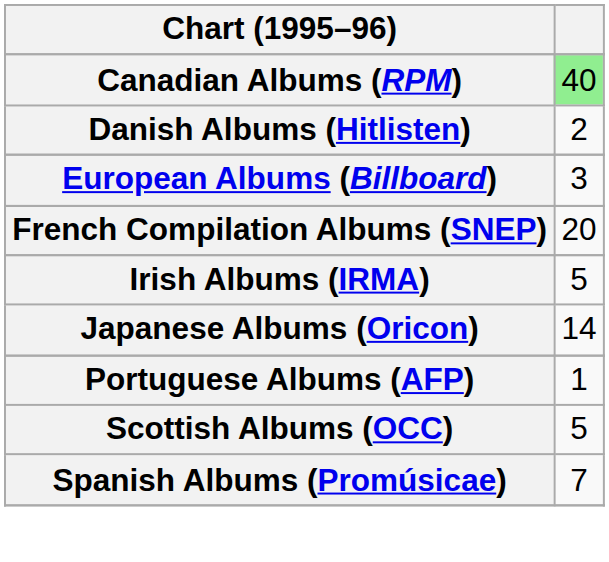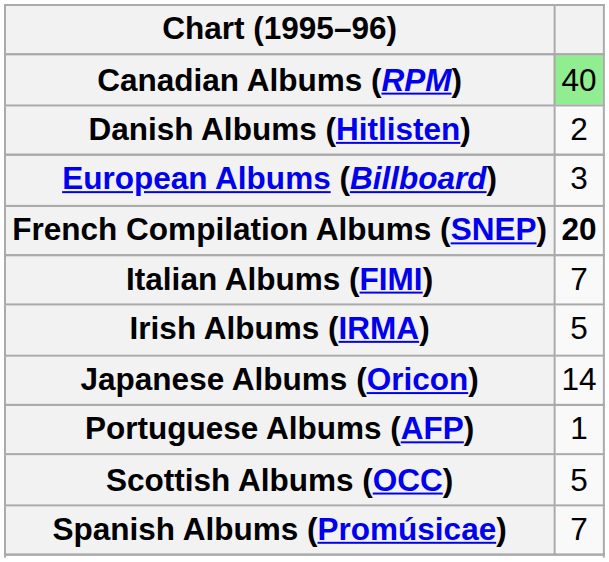(579, 229) normal -> (579, 229) bold
+ row: (280, 279)
